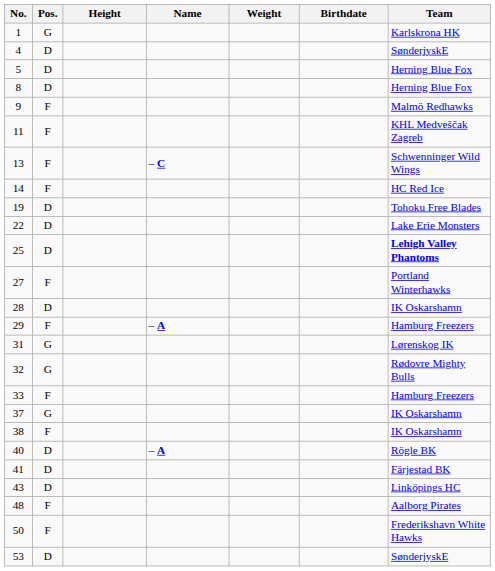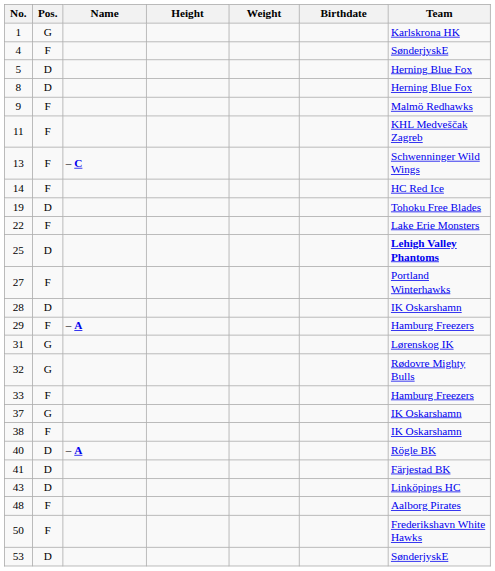columns swapped: (187, 14) <-> (105, 14)
(48, 51) D -> (48, 51) F
(48, 225) D -> (48, 225) F
